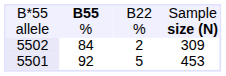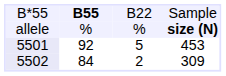rows swapped: (32, 61) <-> (32, 45)
